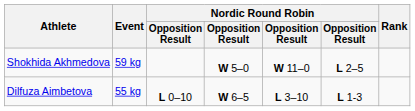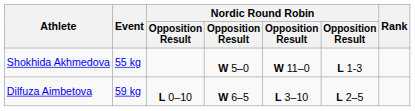(128, 63) 59 kg -> (128, 63) 55 kg
(350, 69) L 2–5 -> (350, 69) L 1-3
(128, 92) 55 kg -> (128, 92) 59 kg
(350, 98) L 1-3 -> (350, 98) L 2–5
